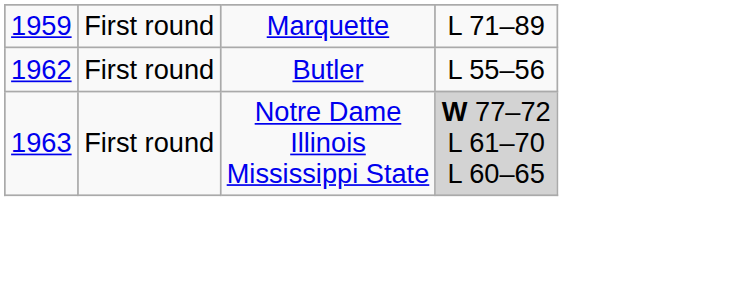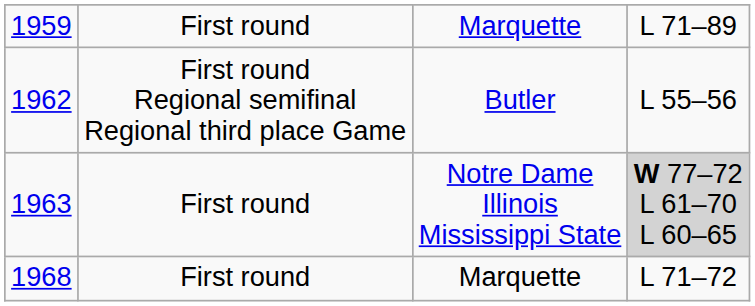(149, 69) First round -> (245, 99) First round Regional semifinal Regional third place Game
+ row: (41, 277)
